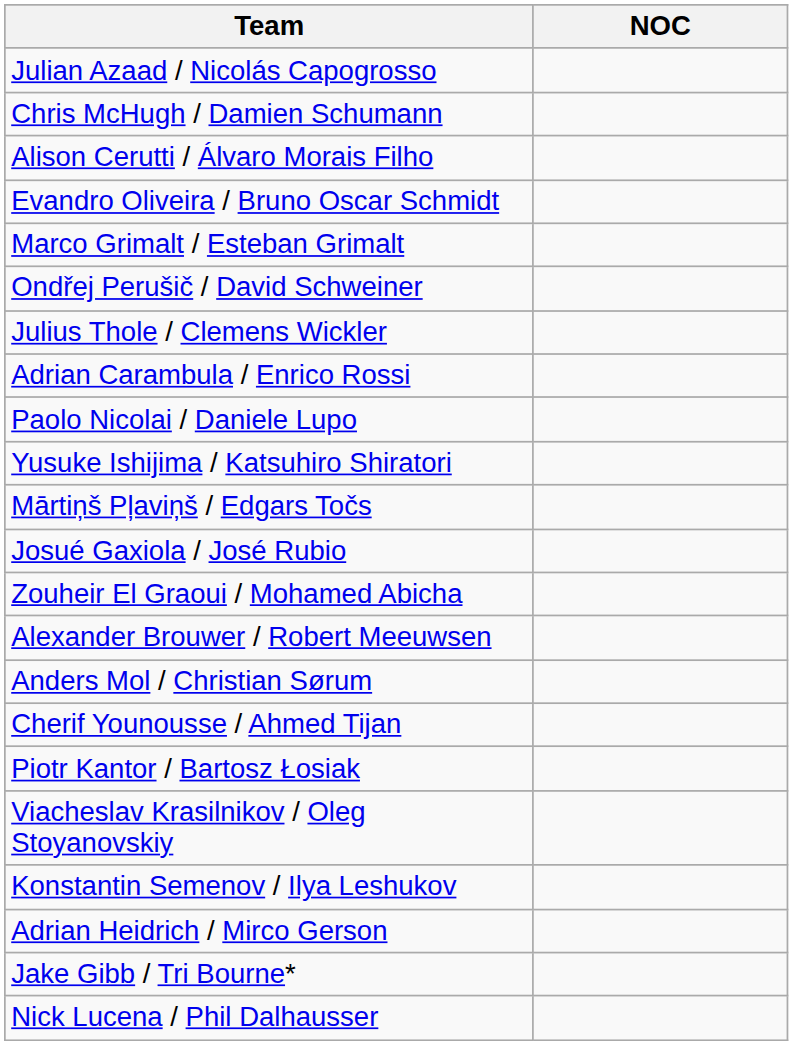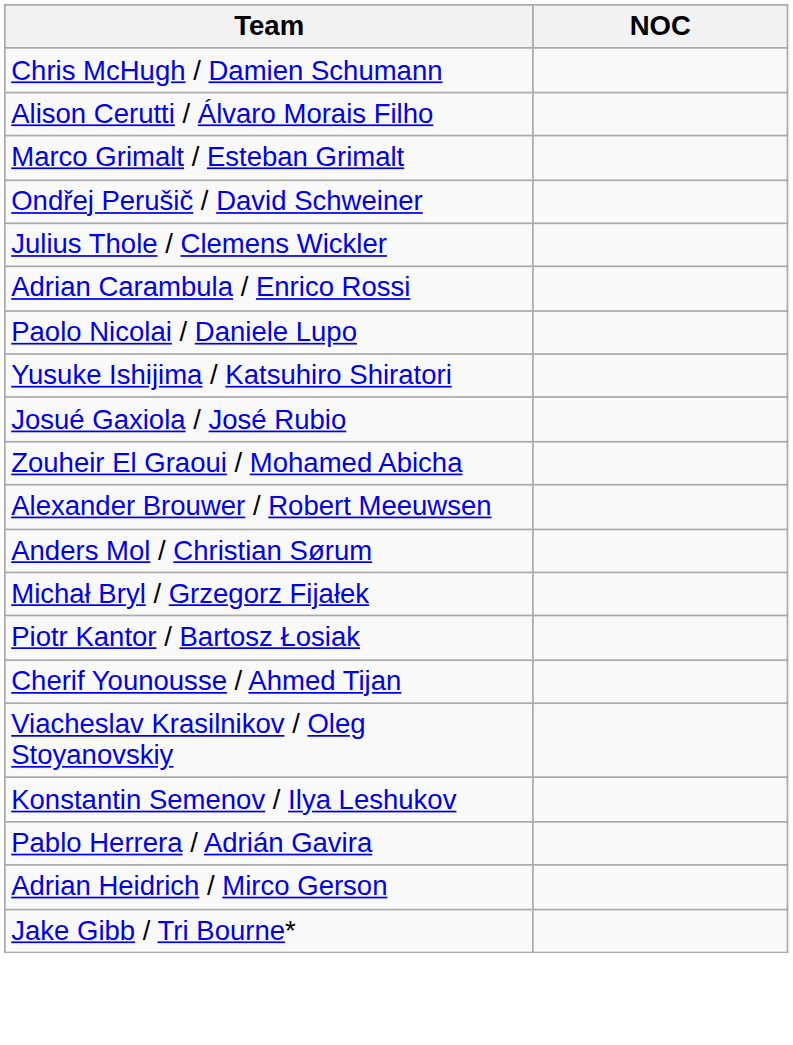- row: (224, 69)
- row: (255, 200)
- row: (191, 506)
+ row: (190, 593)
rows swapped: (186, 768) <-> (206, 724)
+ row: (192, 842)
- row: (195, 1017)
